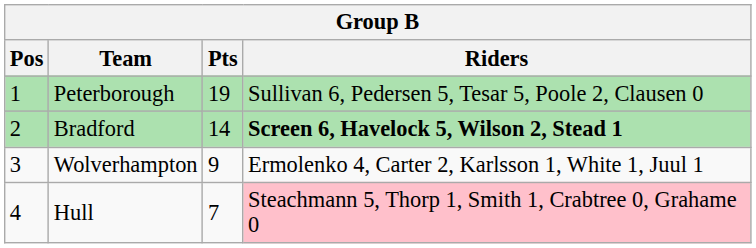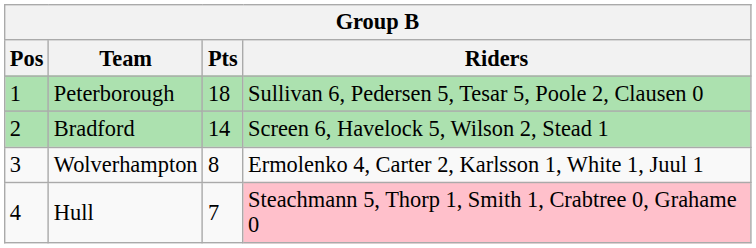(219, 93) 19 -> (219, 93) 18
(435, 128) bold -> (428, 128) normal
(213, 164) 9 -> (213, 164) 8
